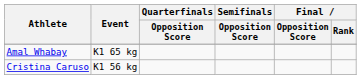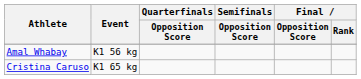(115, 52) K1 65 kg -> (115, 52) K1 56 kg
(115, 67) K1 56 kg -> (115, 67) K1 65 kg
